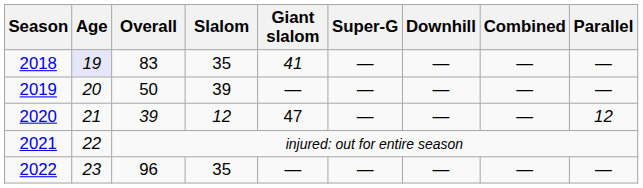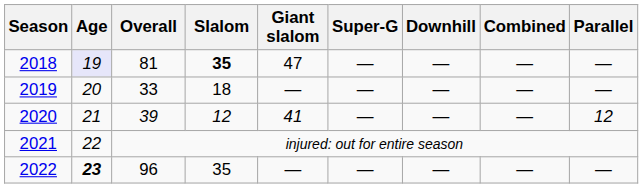(149, 63) 83 -> (149, 63) 81
(222, 63) normal -> (222, 63) bold
(293, 63) 41 -> (293, 63) 47
(149, 90) 50 -> (149, 90) 33
(222, 90) 39 -> (222, 90) 18
(293, 116) 47 -> (293, 116) 41
(92, 169) normal -> (92, 169) bold
